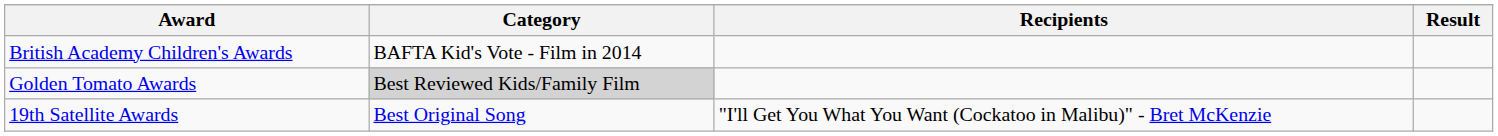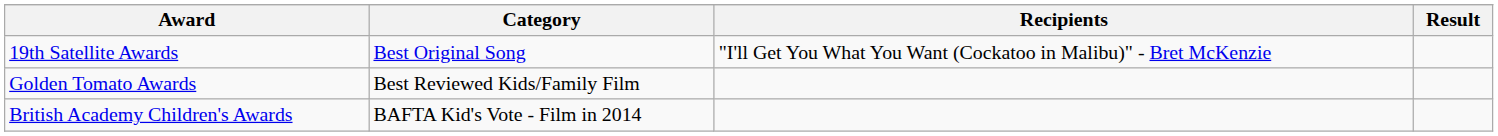rows swapped: (151, 51) <-> (94, 114)
(507, 83) lightgrey background -> (507, 83) no background
